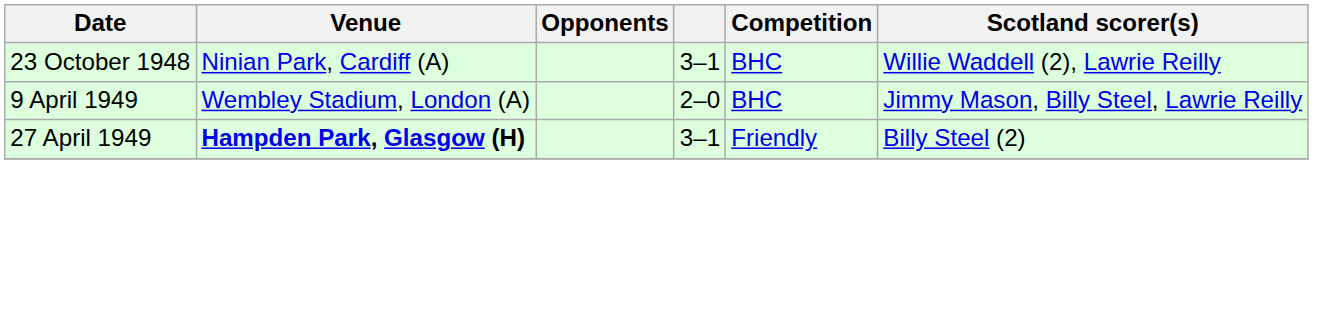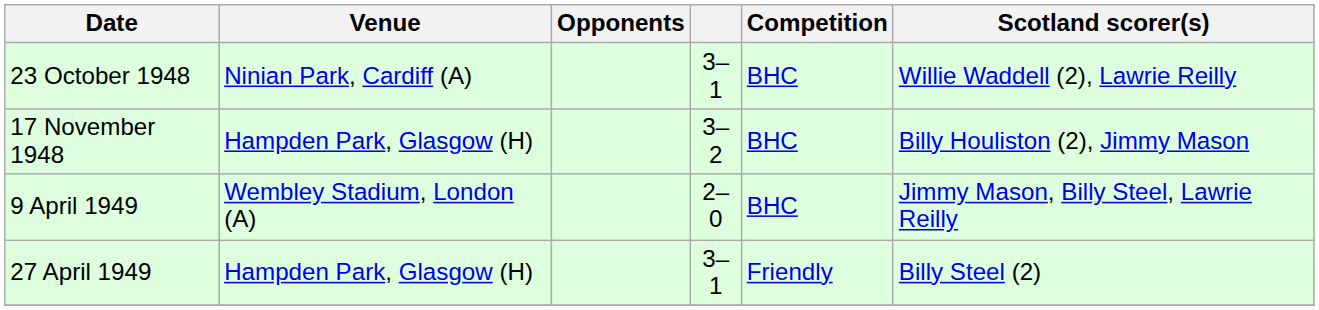+ row: (83, 141)
(363, 138) bold -> (379, 272) normal
